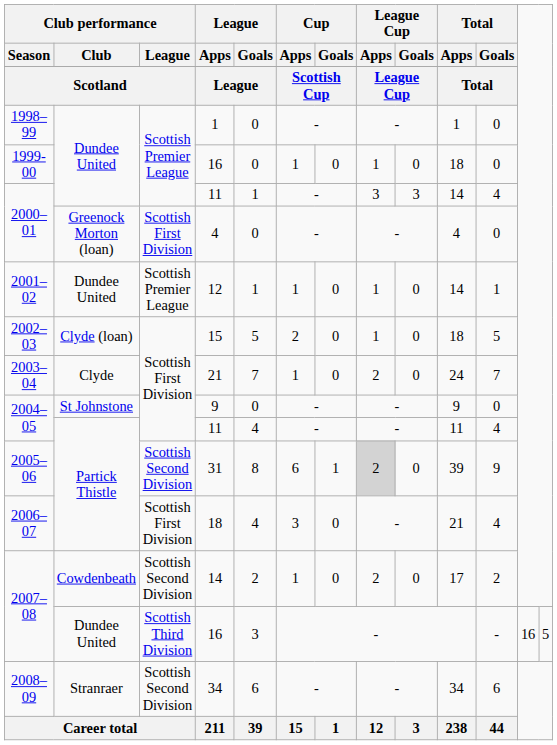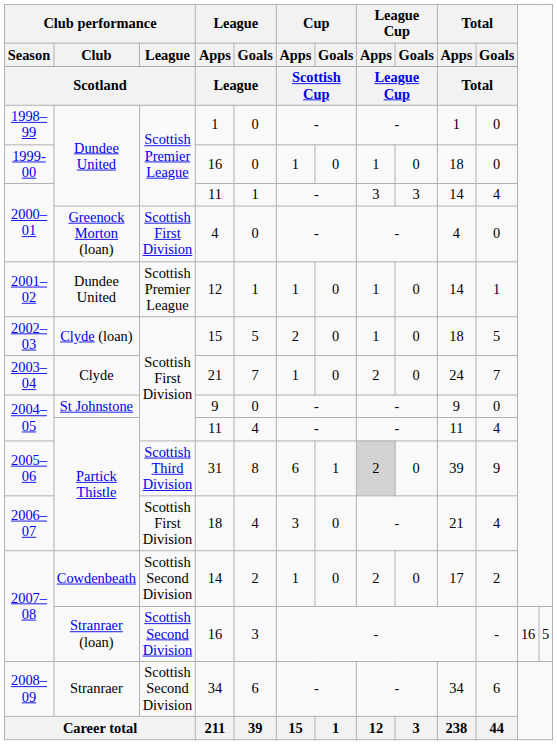(167, 468) Scottish Second Division -> (167, 468) Scottish Third Division
(96, 633) Dundee United -> (96, 633) Stranraer (loan)
(167, 633) Scottish Third Division -> (167, 633) Scottish Second Division
